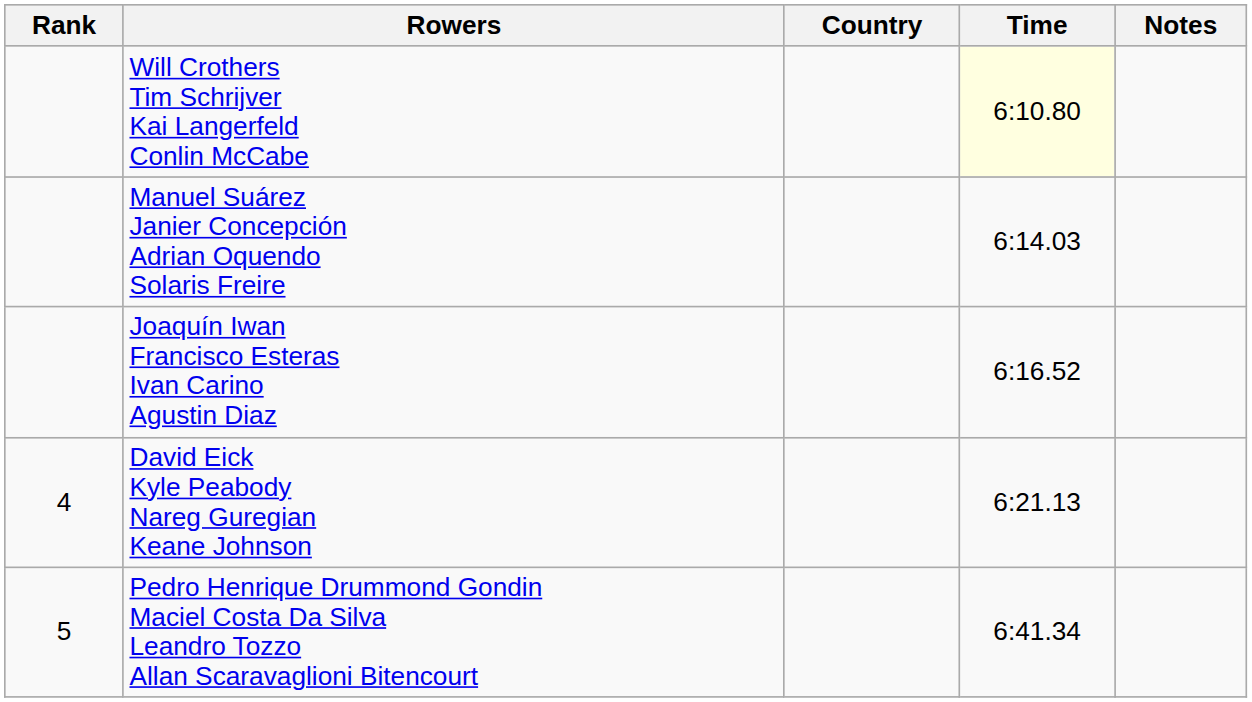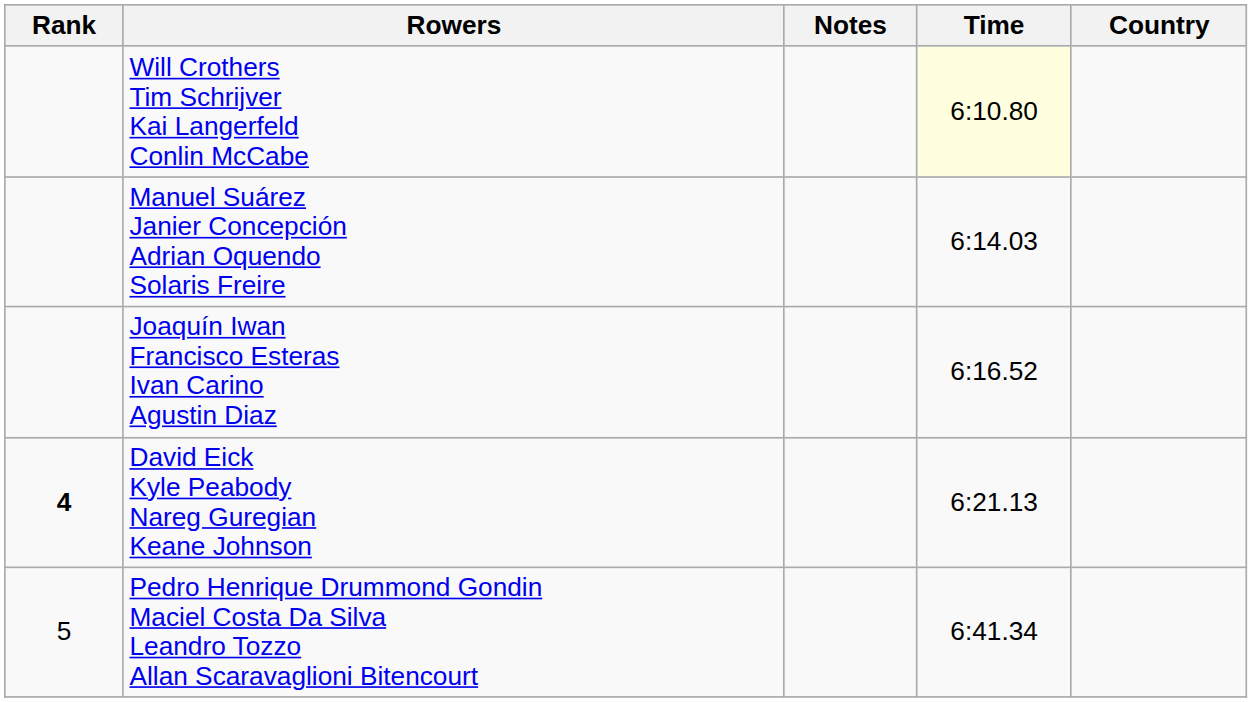columns swapped: (872, 25) <-> (1181, 25)
(64, 501) normal -> (64, 501) bold
